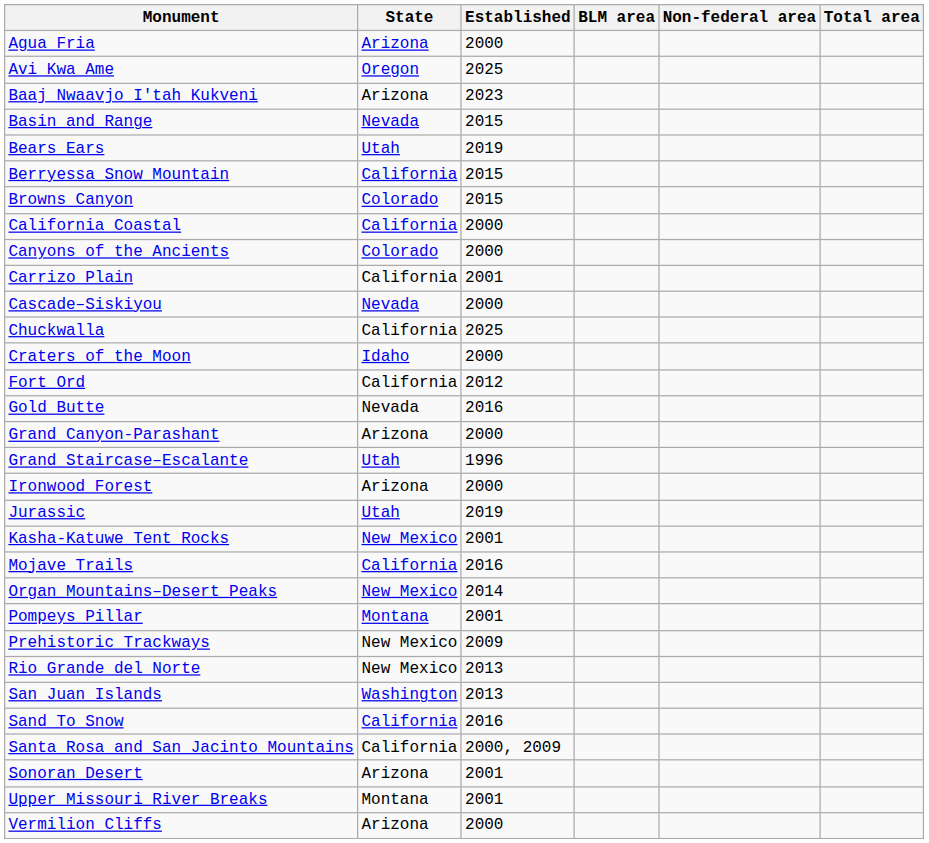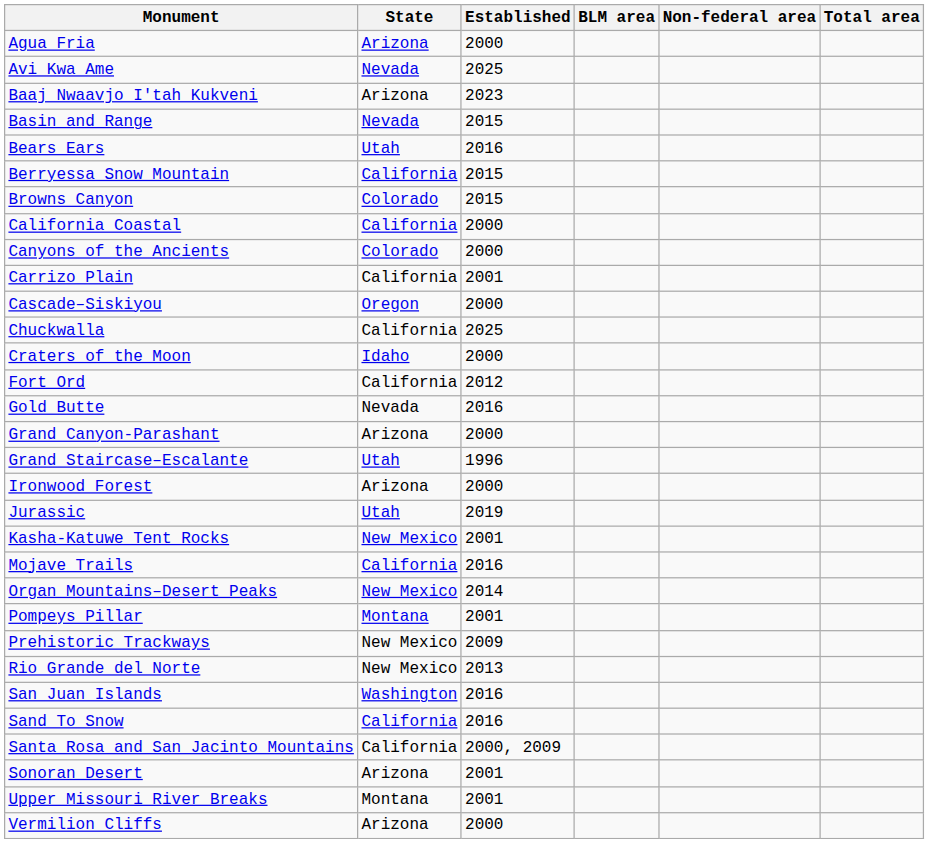(390, 70) Oregon -> (390, 70) Nevada
(484, 148) 2019 -> (484, 148) 2016
(390, 304) Nevada -> (390, 304) Oregon
(484, 695) 2013 -> (484, 695) 2016
